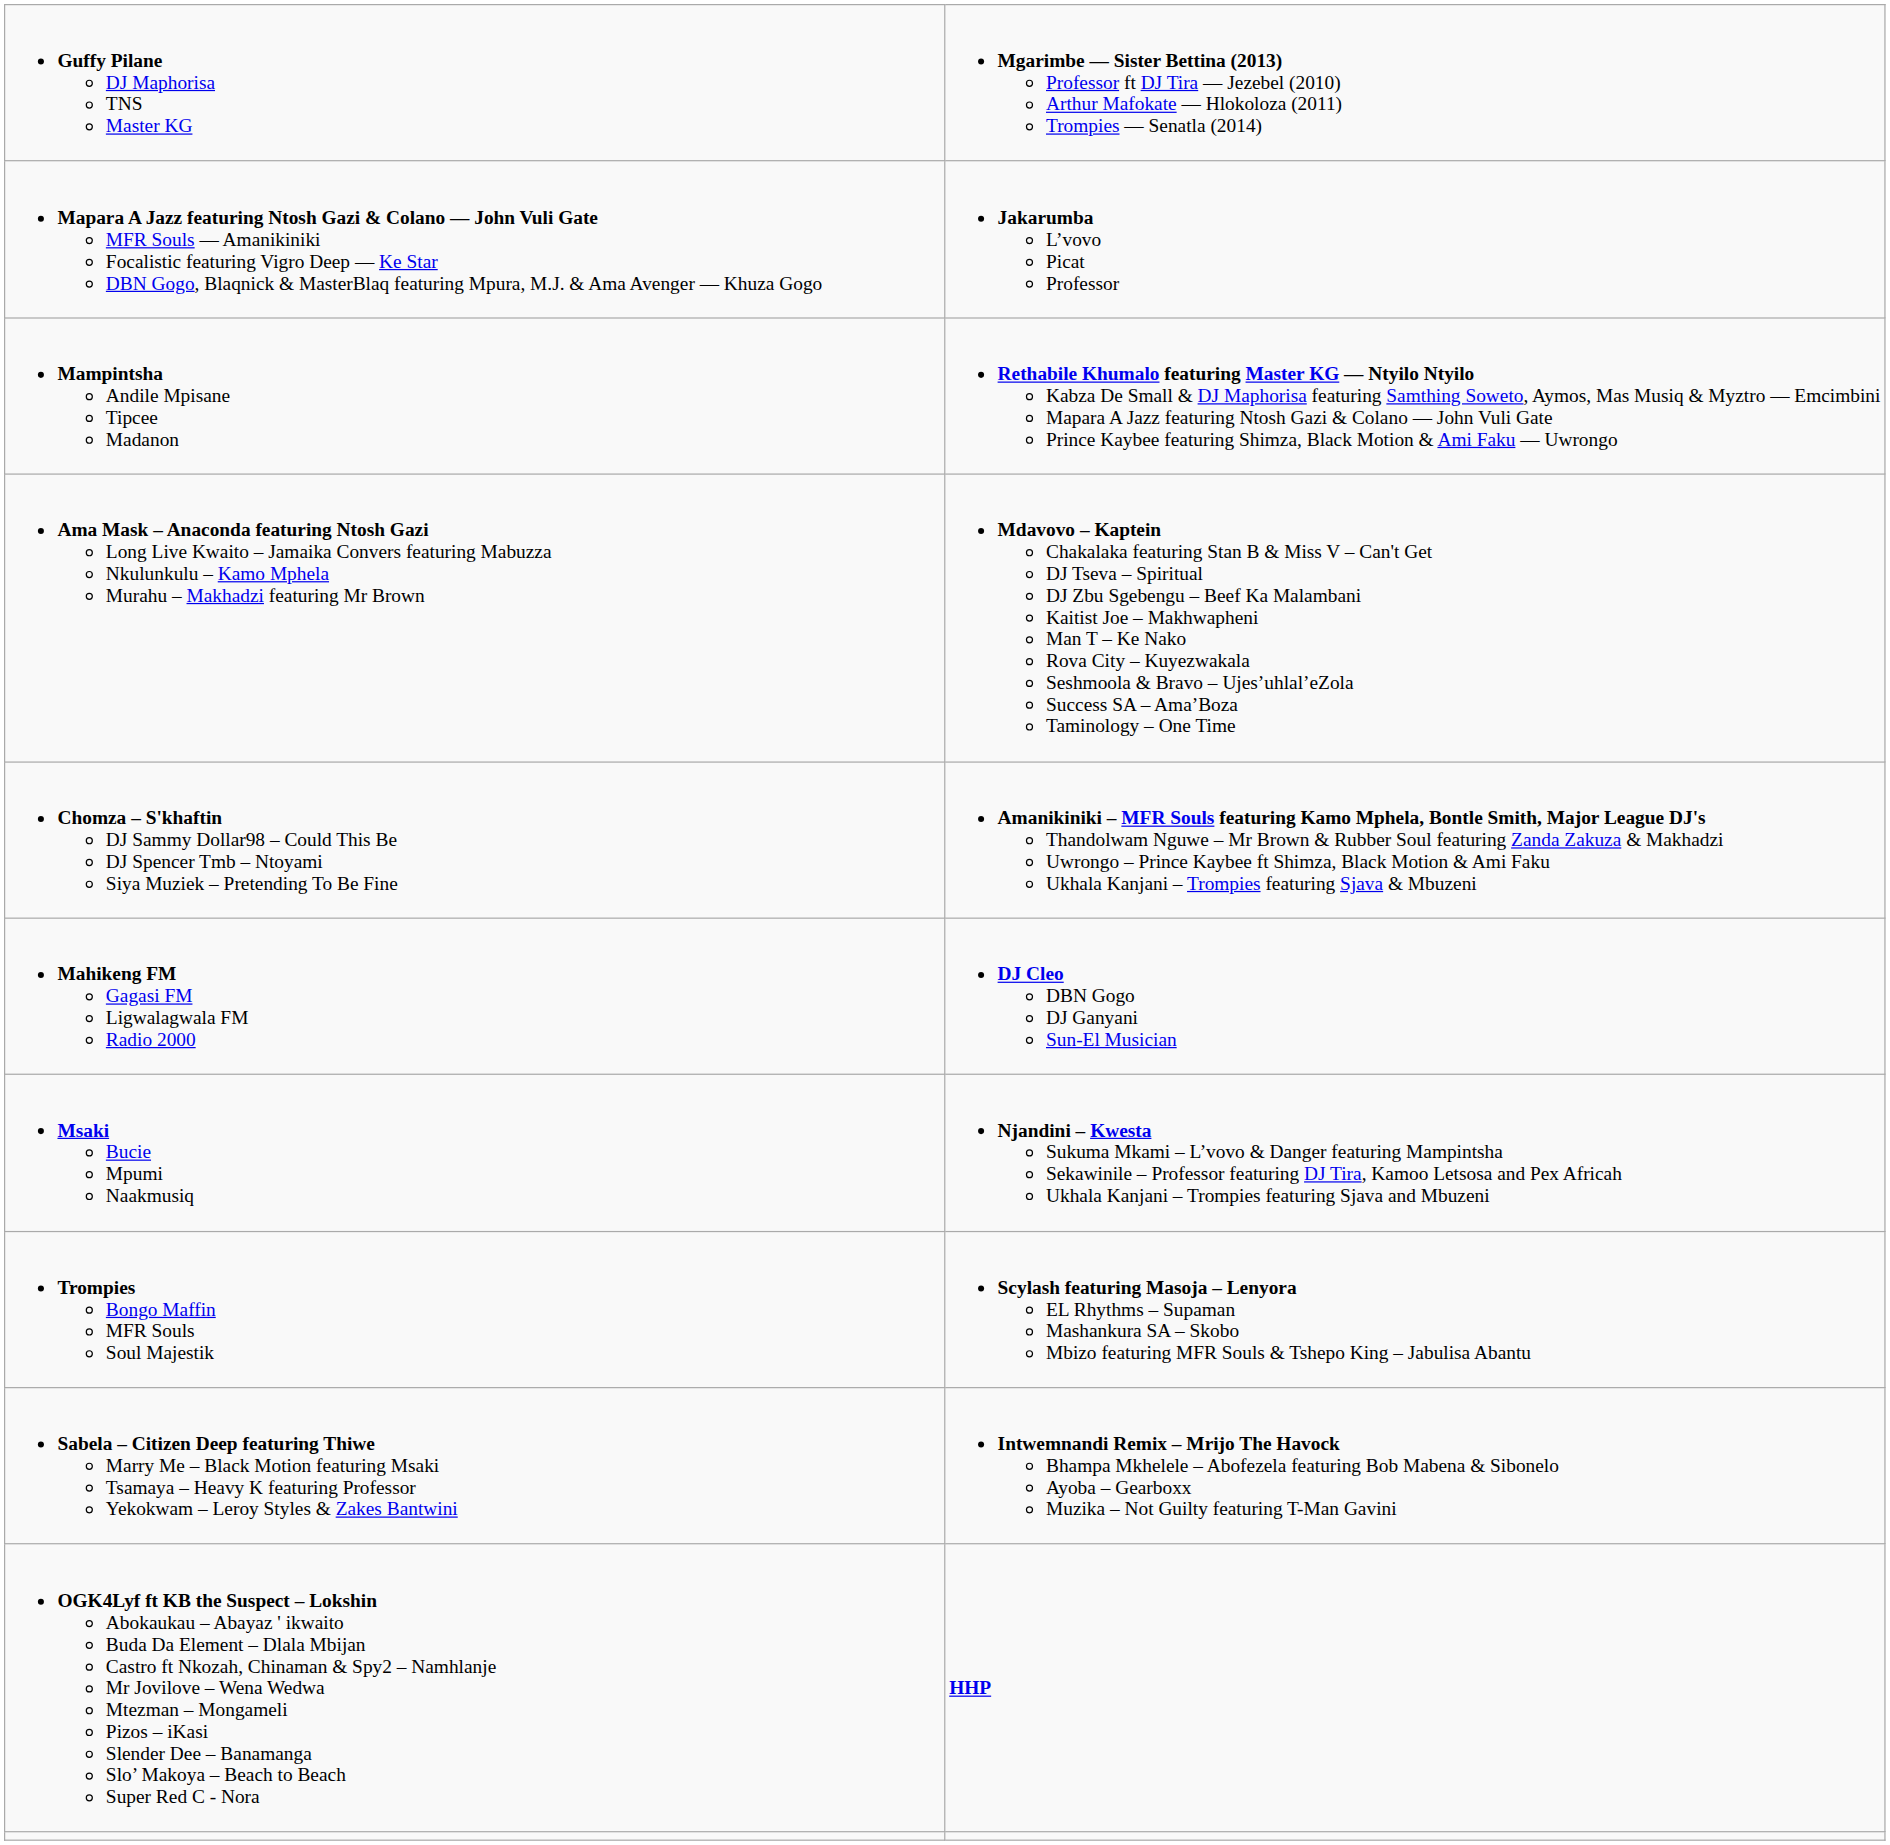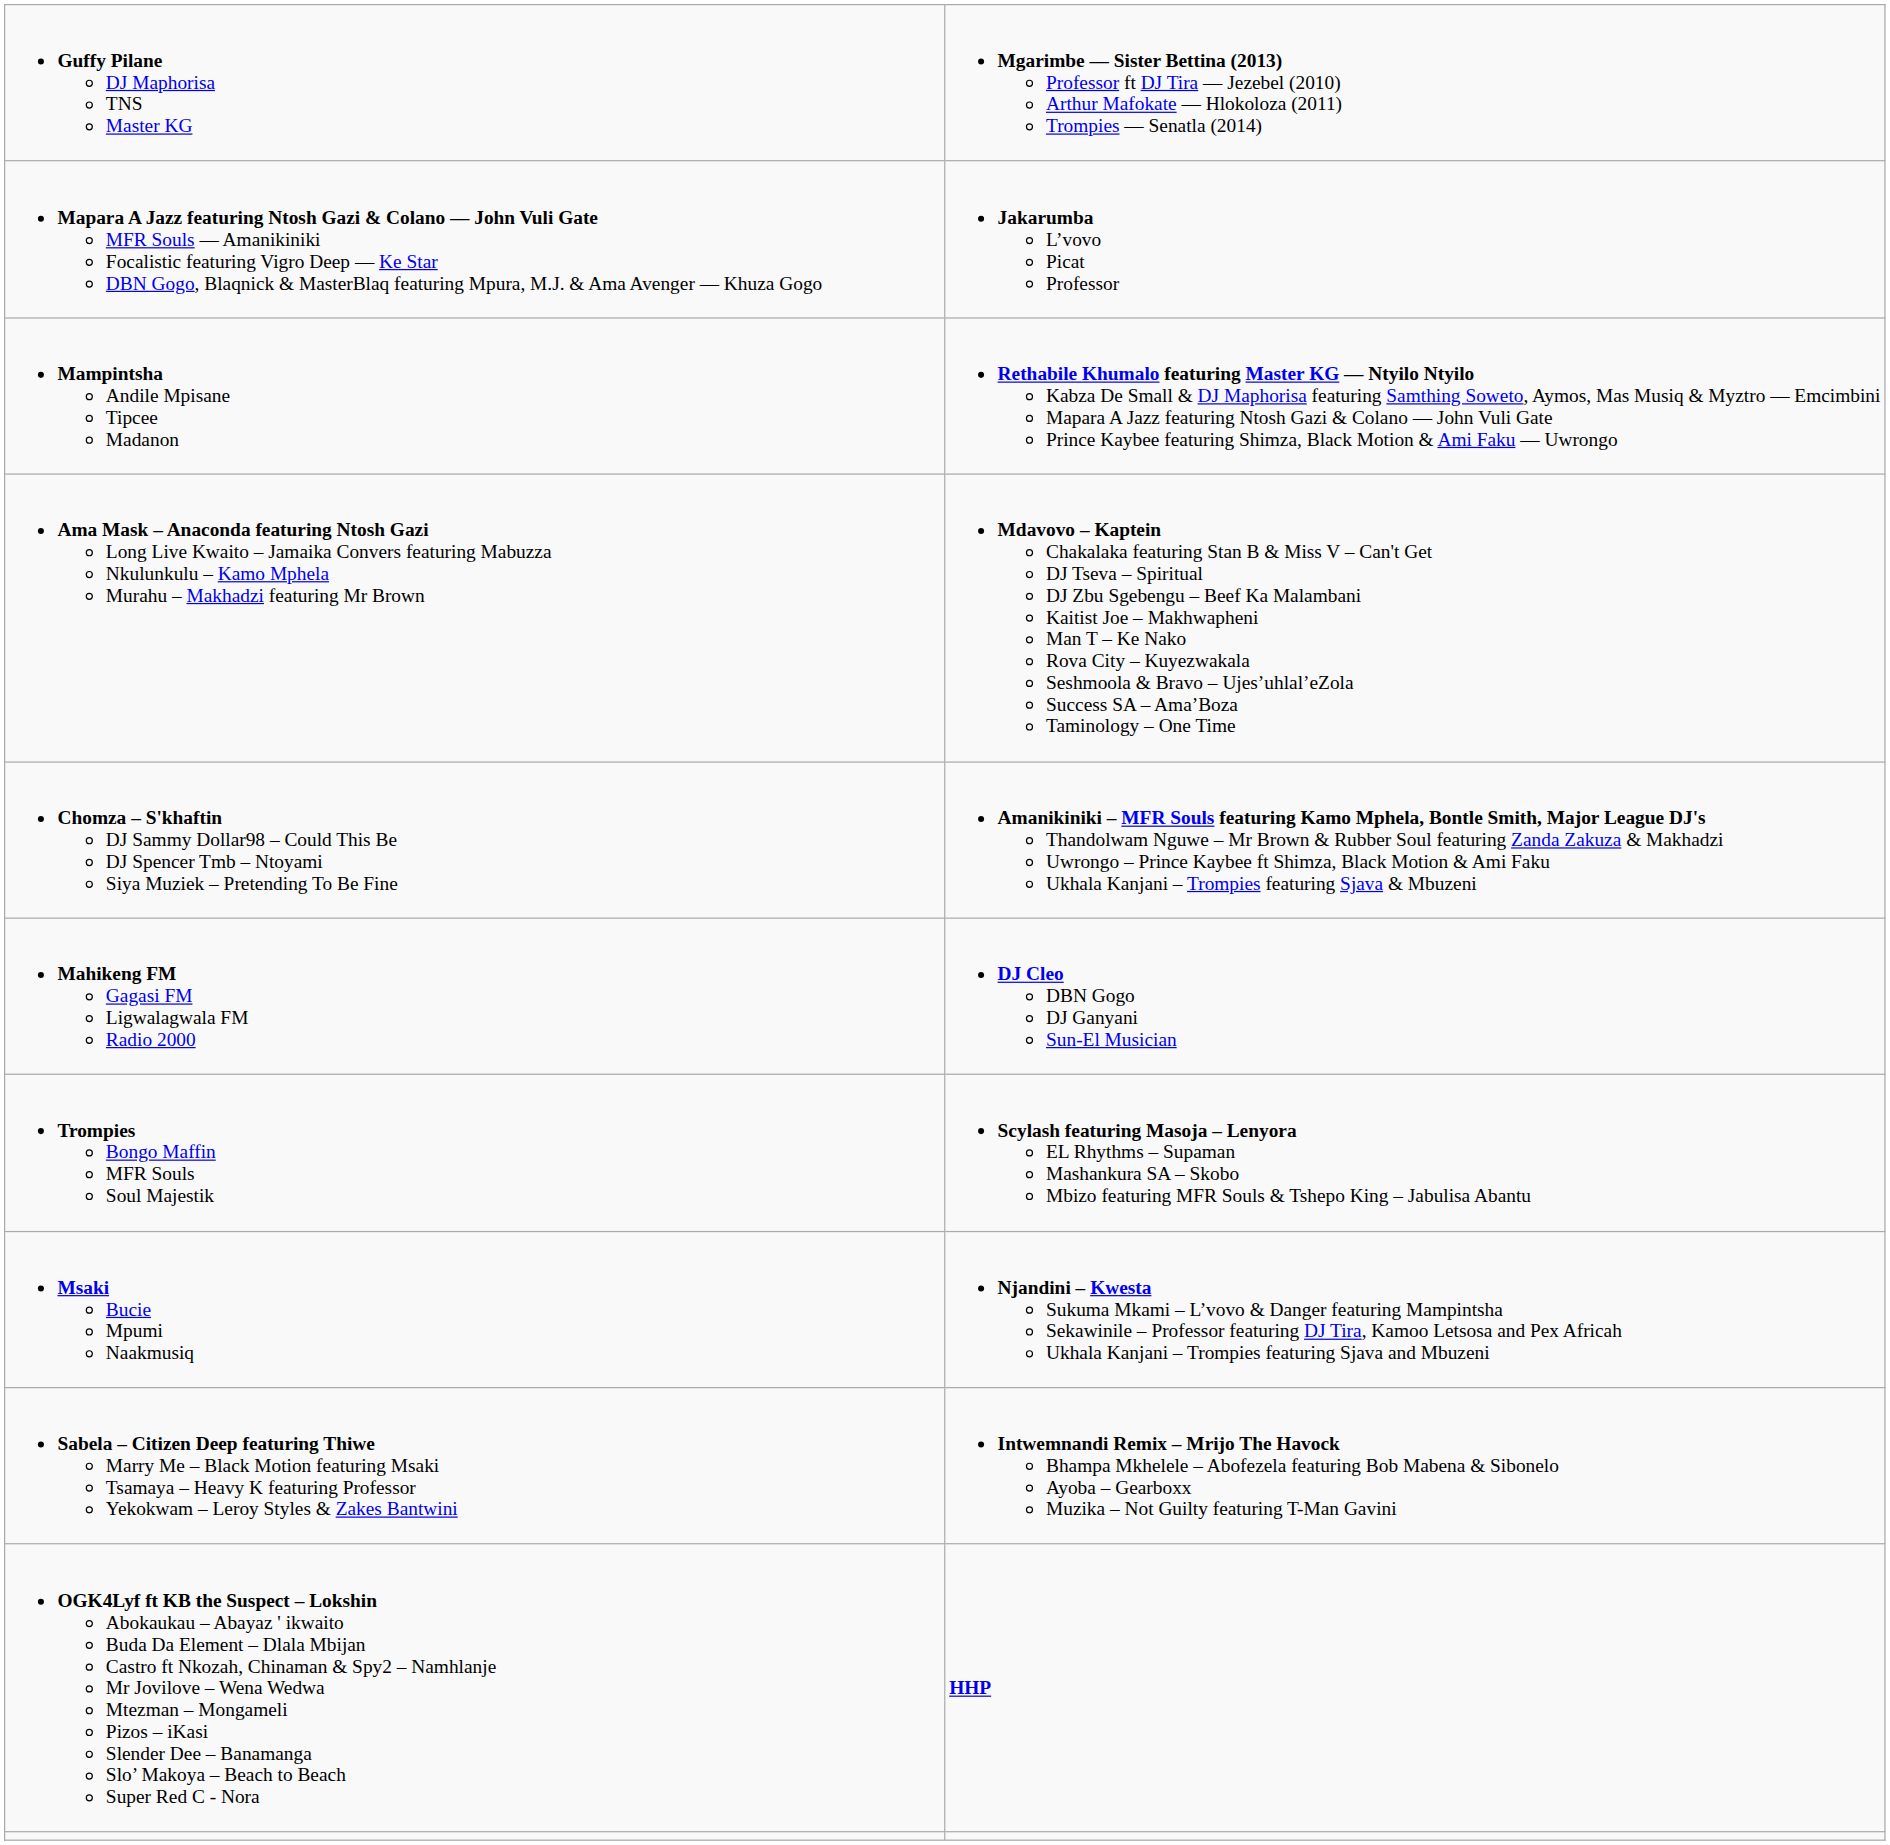rows swapped: (475, 1164) <-> (475, 1320)
